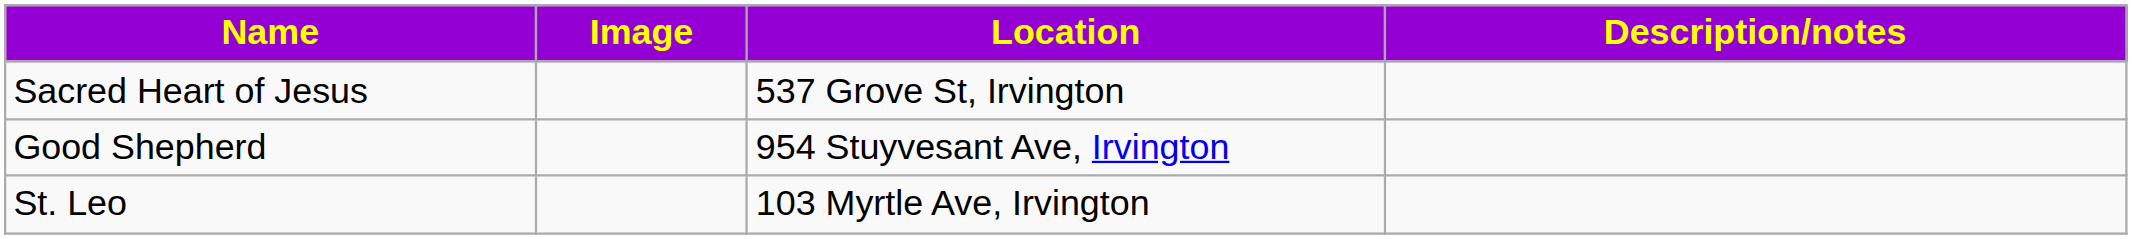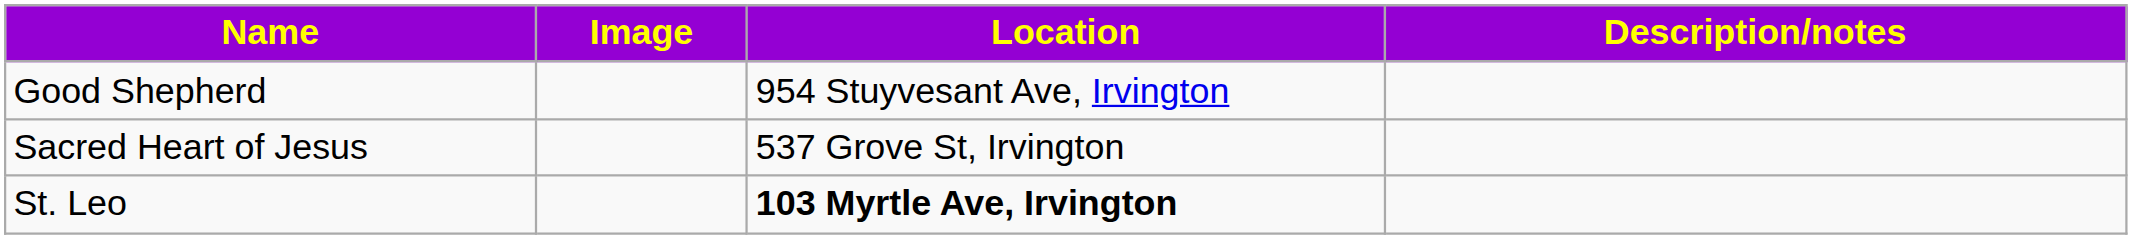rows swapped: (140, 146) <-> (191, 89)
(953, 203) normal -> (967, 203) bold
